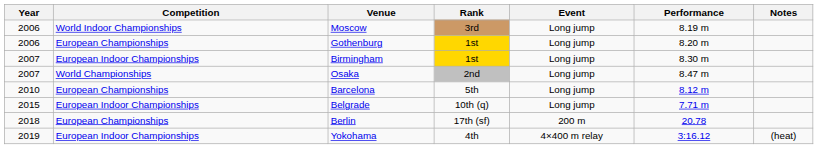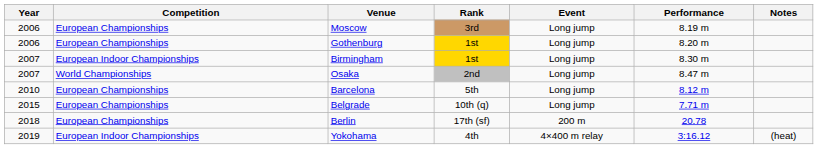(119, 28) World Indoor Championships -> (112, 28) European Championships
(127, 105) European Indoor Championships -> (112, 105) European Championships
